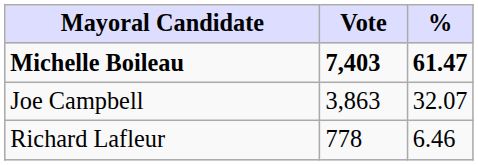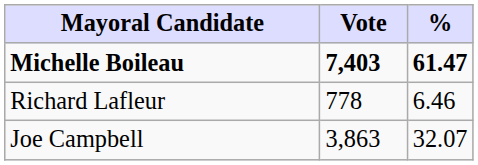rows swapped: (77, 100) <-> (88, 139)
